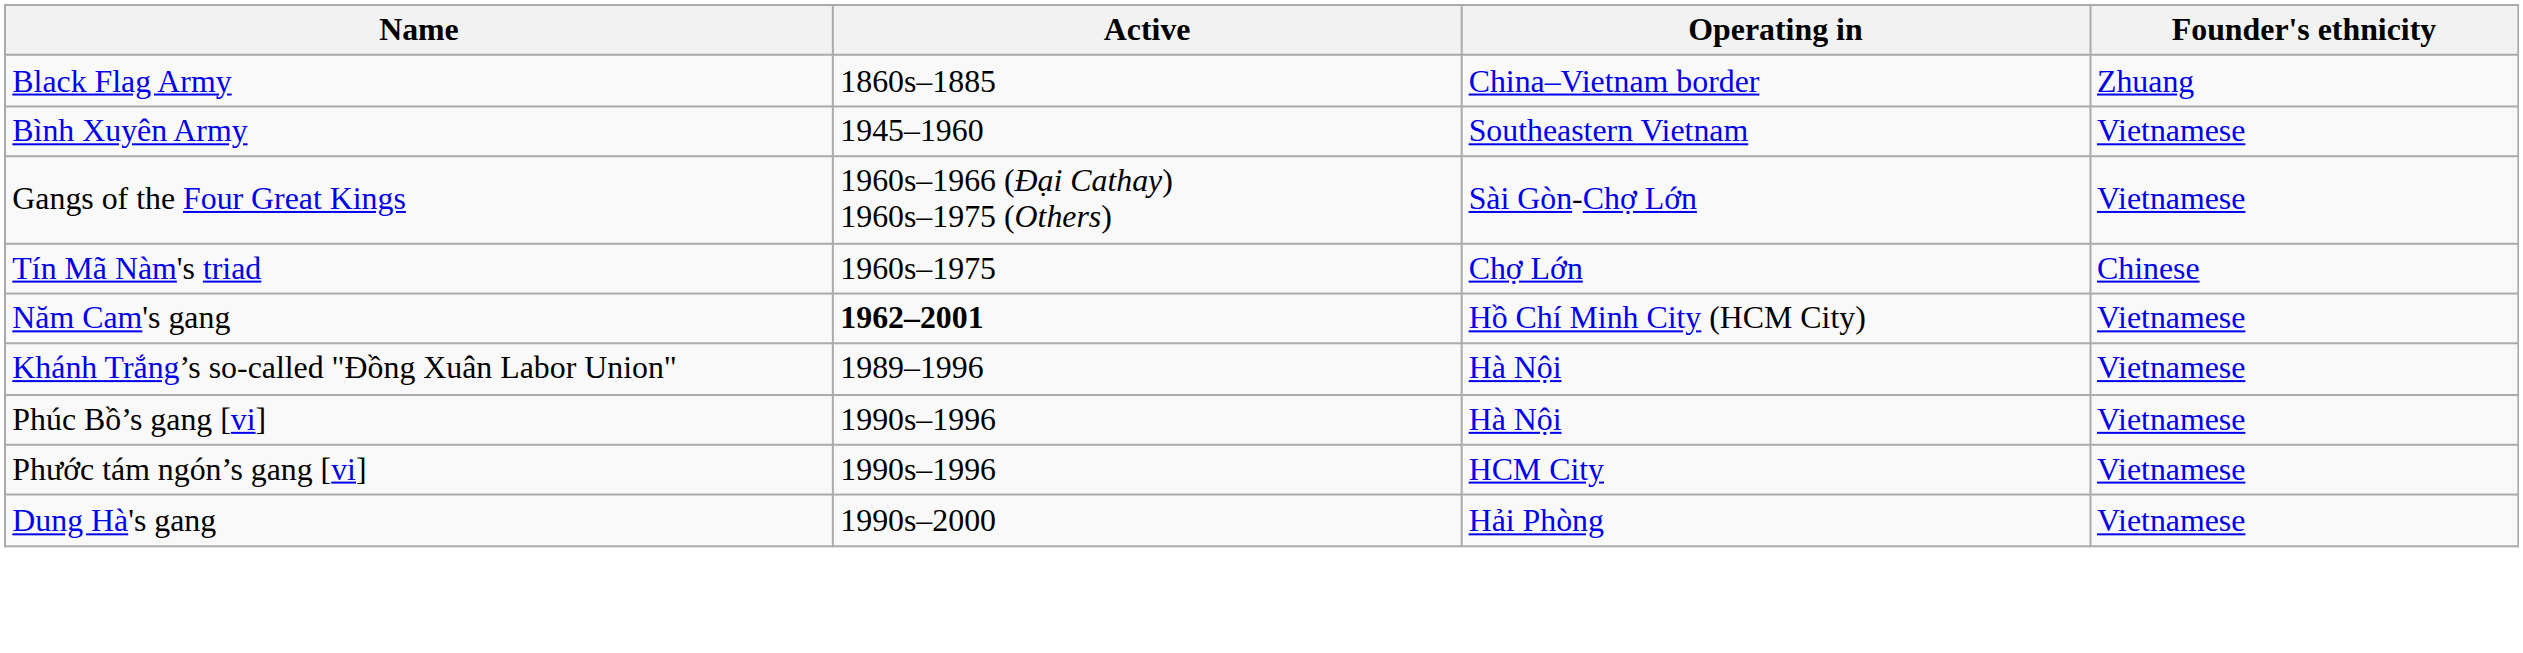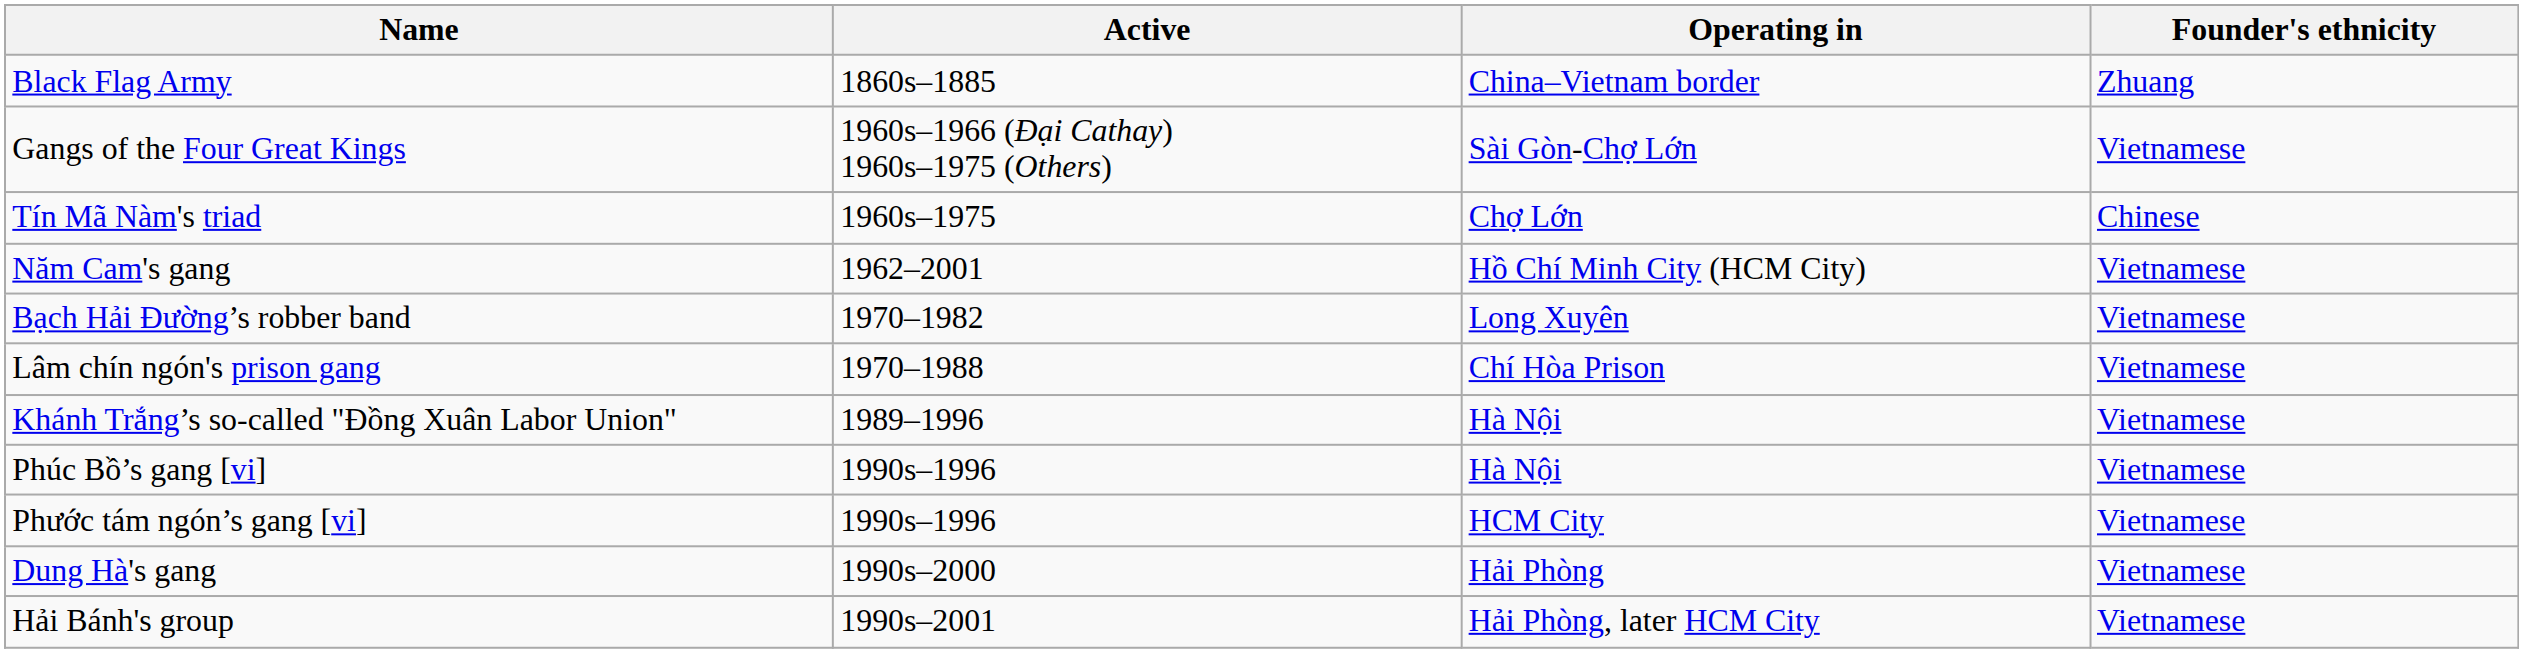- row: (130, 130)
(912, 318) bold -> (912, 267) normal
+ row: (212, 318)
+ row: (197, 368)
+ row: (123, 621)
